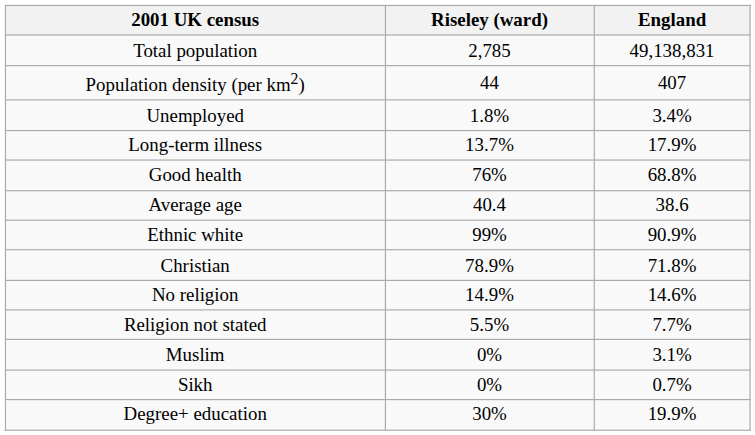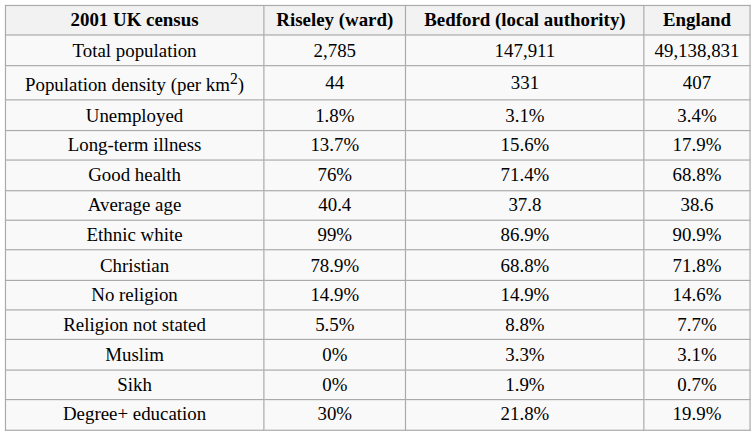+ column: (525, 20)
